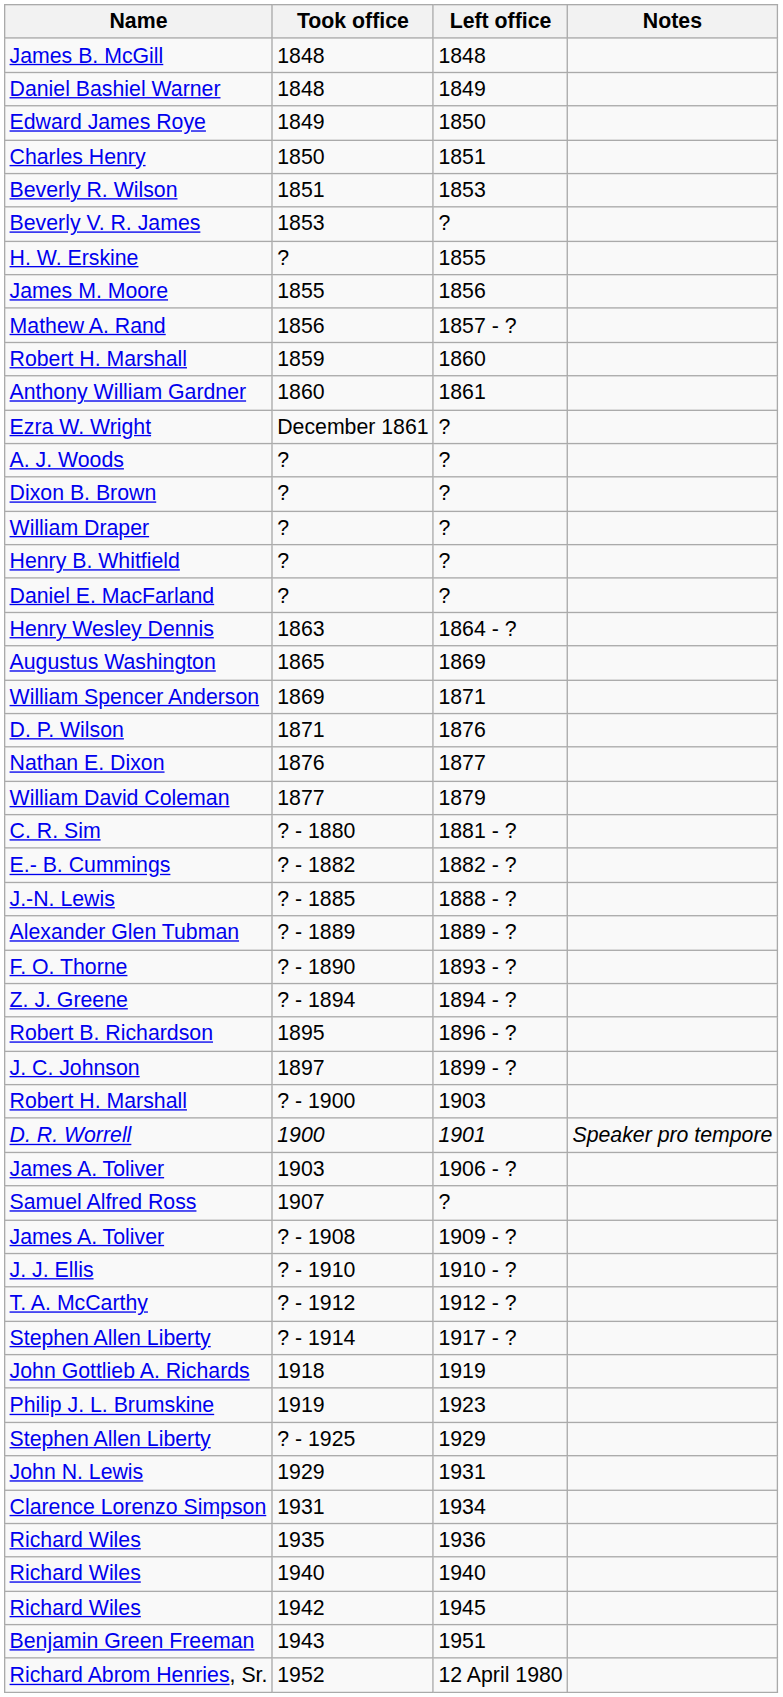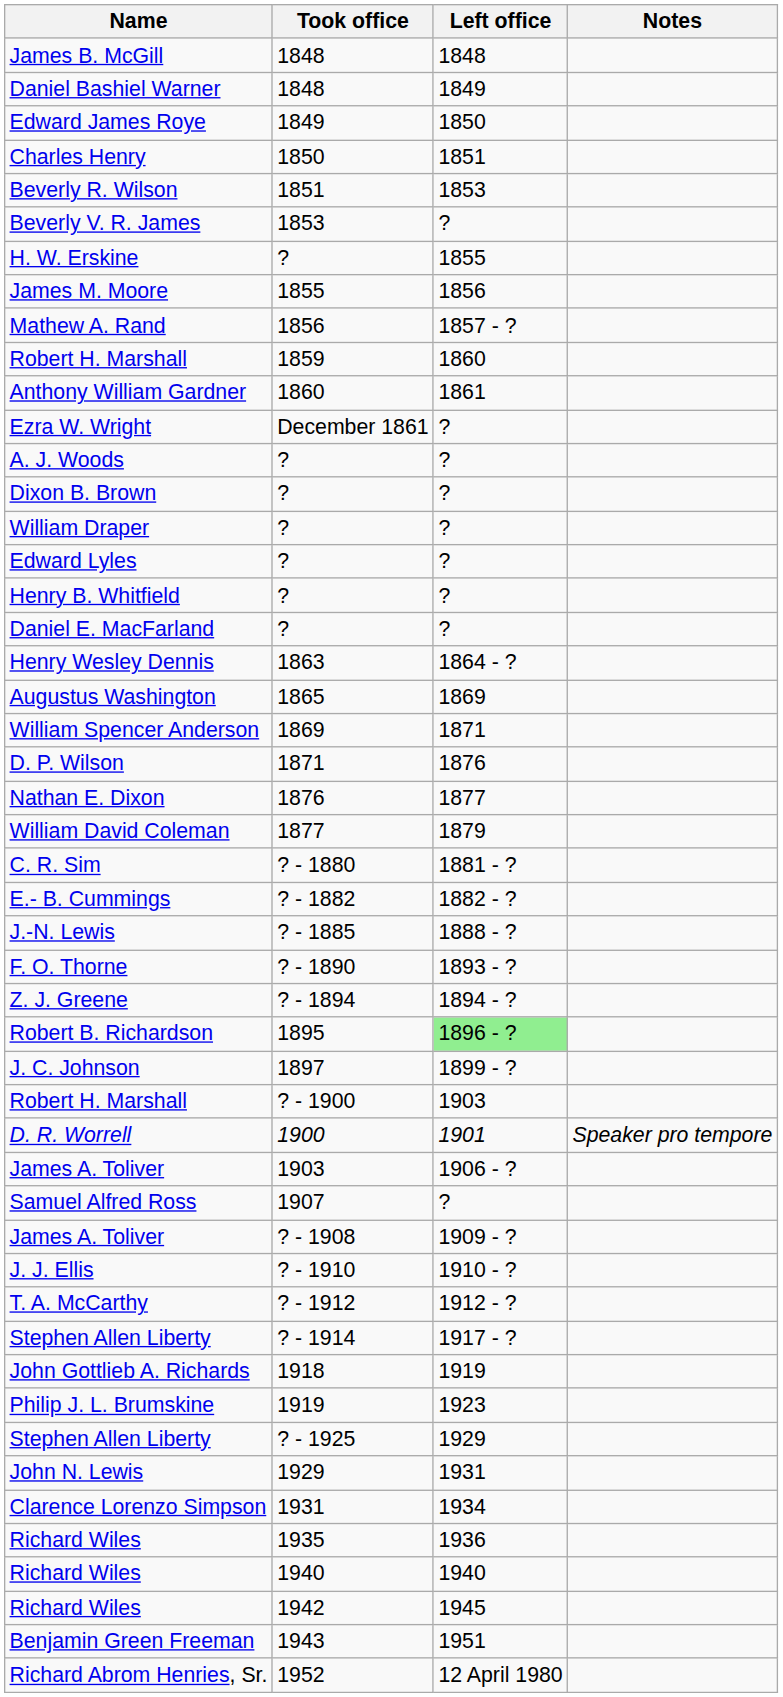+ row: (73, 561)
- row: (124, 932)
(477, 1033) no background -> (477, 1033) lightgreen background
